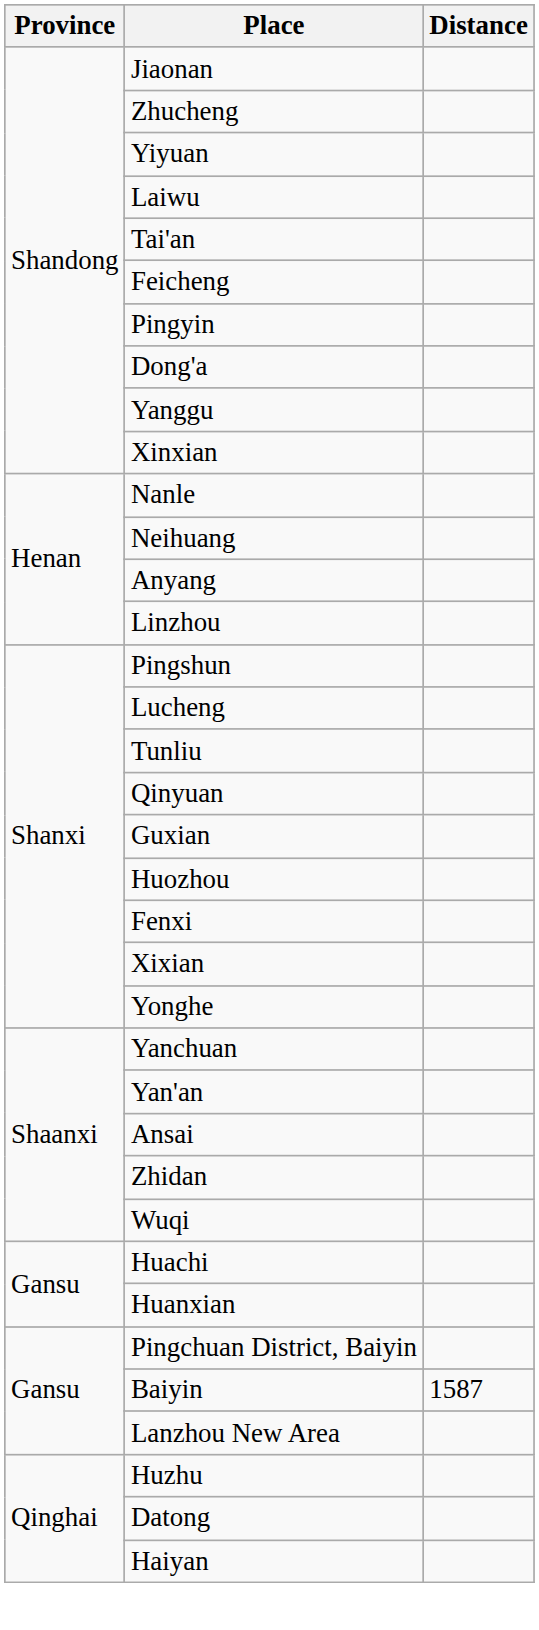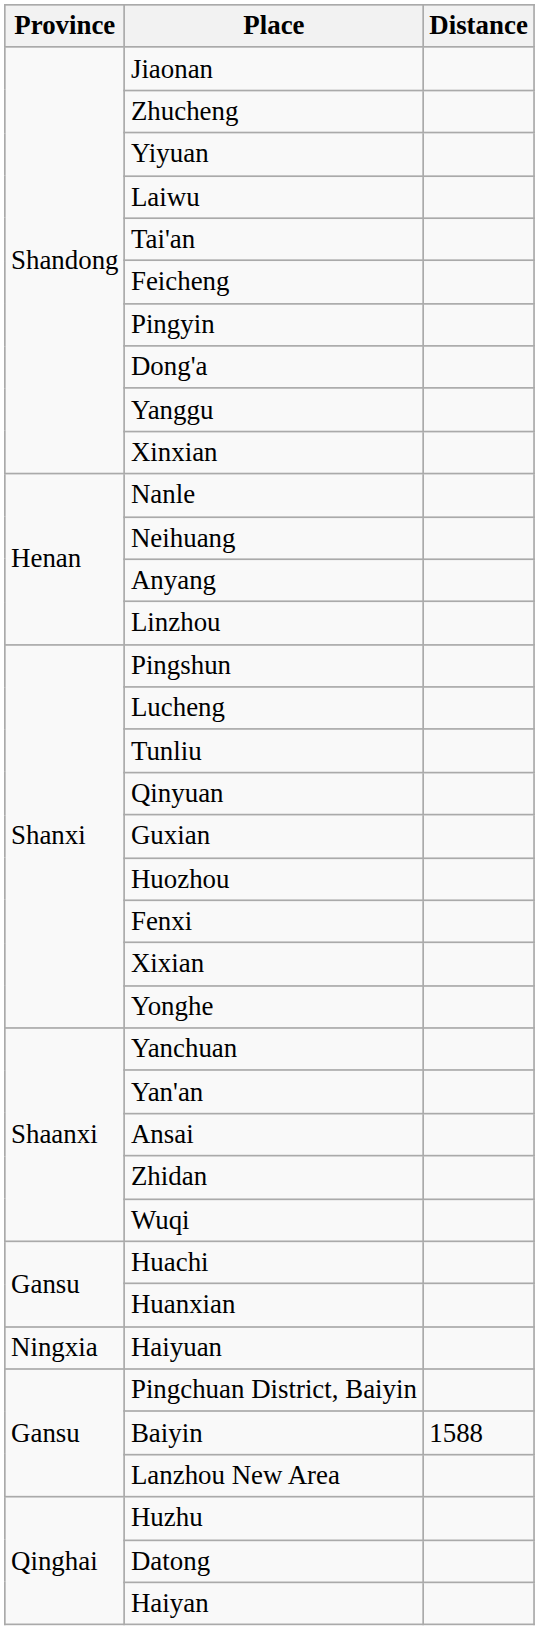+ row: (176, 1347)
(456, 1389) 1587 -> (456, 1432) 1588
